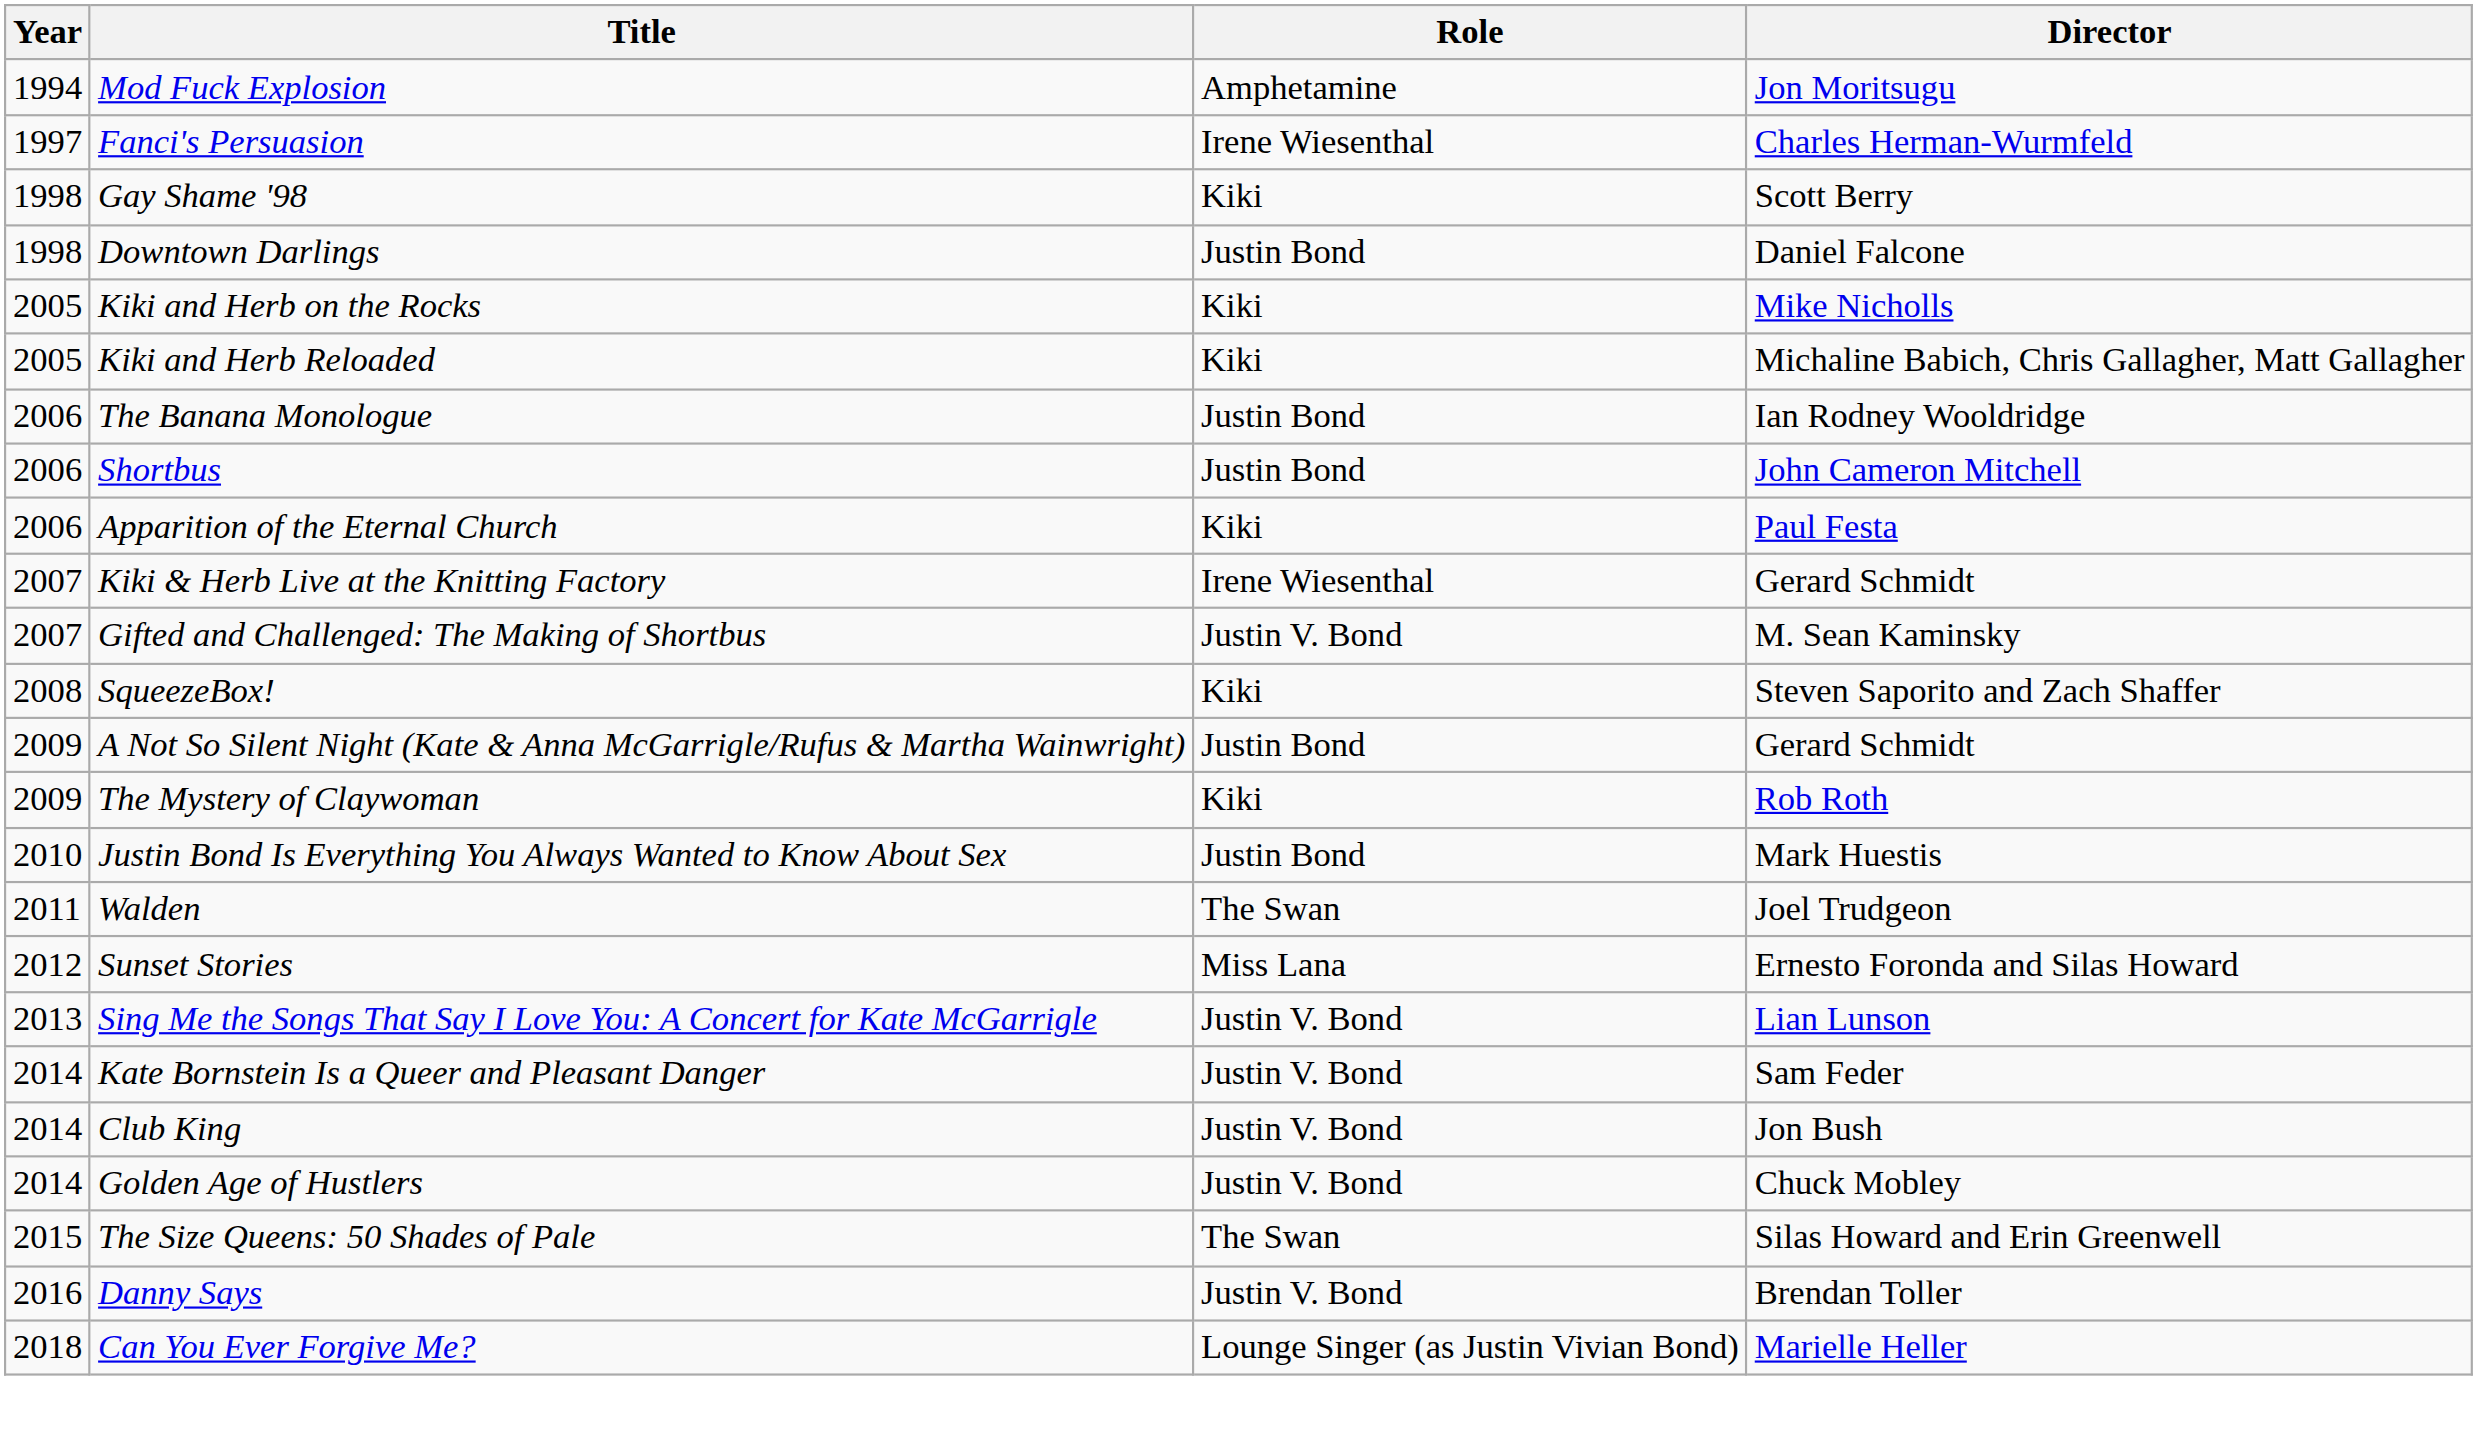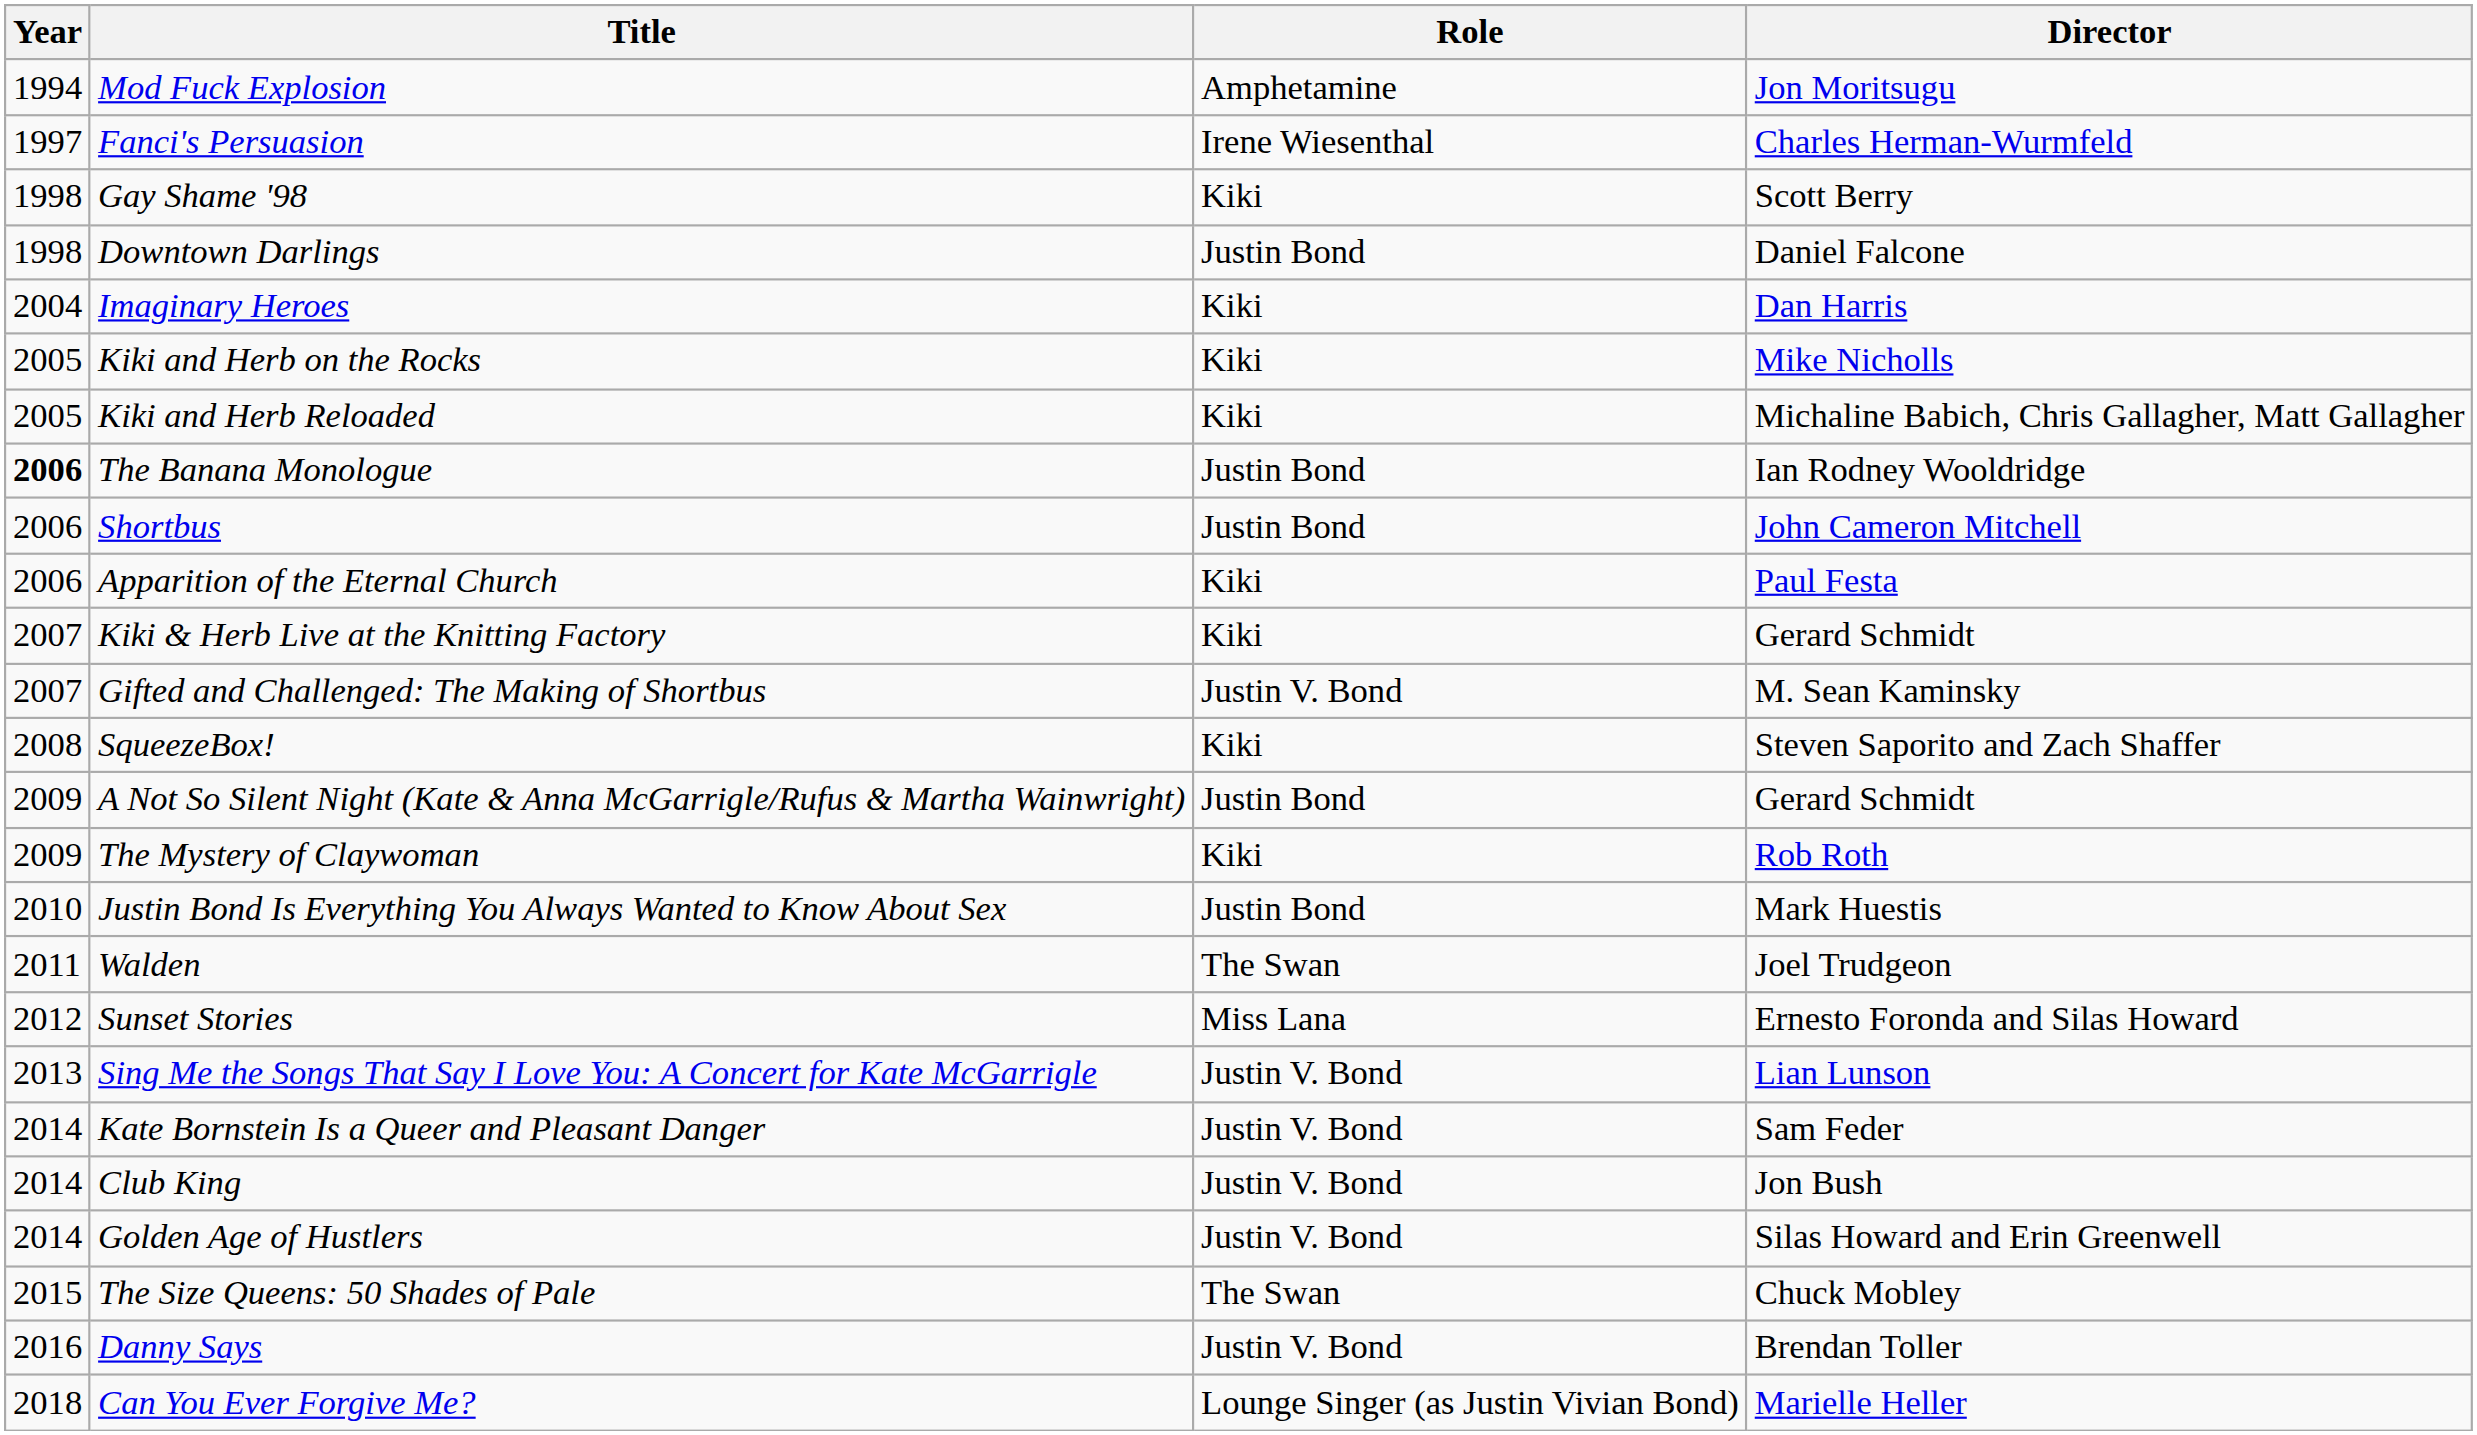+ row: (224, 305)
(48, 415) normal -> (48, 470) bold
(1318, 580) Irene Wiesenthal -> (1232, 634) Kiki
(1858, 1182) Chuck Mobley -> (1988, 1237) Silas Howard and Erin Greenwell
(1988, 1237) Silas Howard and Erin Greenwell -> (1858, 1292) Chuck Mobley
